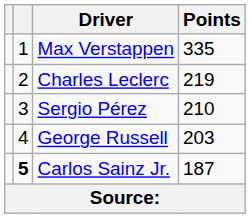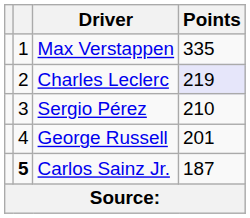(199, 79) no background -> (199, 79) lavender background
(199, 138) 203 -> (199, 138) 201
